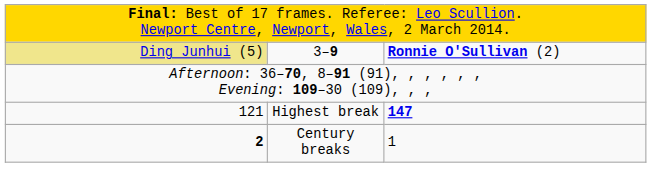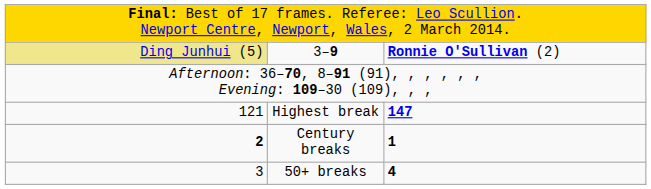(392, 143) normal -> (392, 143) bold
+ row: (326, 173)
